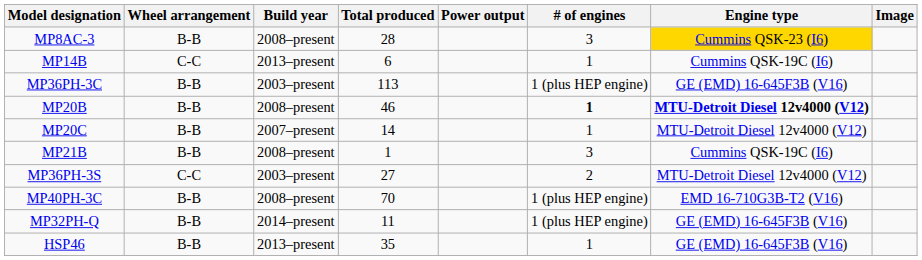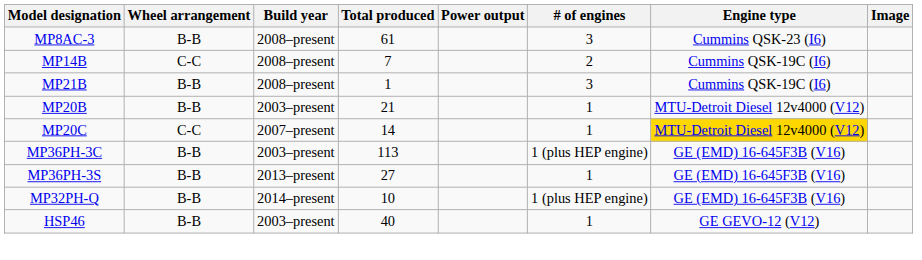(388, 38) 28 -> (388, 38) 61
(762, 38) gold background -> (759, 38) no background
(296, 61) 2013–present -> (296, 61) 2008–present
(388, 61) 6 -> (388, 61) 7
(589, 61) 1 -> (589, 61) 2
rows swapped: (64, 152) <-> (64, 84)
(296, 107) 2008–present -> (296, 107) 2003–present
(388, 107) 46 -> (388, 107) 21
(589, 107) bold -> (589, 107) normal
(762, 107) bold -> (759, 107) normal
(189, 130) B-B -> (189, 130) C-C
(762, 130) no background -> (759, 130) gold background
(189, 175) C-C -> (189, 175) B-B
(296, 175) 2003–present -> (296, 175) 2013–present
(589, 175) 2 -> (589, 175) 1
(762, 175) MTU-Detroit Diesel 12v4000 (V12) -> (759, 175) GE (EMD) 16-645F3B (V16)
- row: (64, 198)
(388, 221) 11 -> (388, 198) 10
(296, 244) 2013–present -> (296, 221) 2003–present
(388, 244) 35 -> (388, 221) 40
(762, 244) GE (EMD) 16-645F3B (V16) -> (759, 221) GE GEVO-12 (V12)
